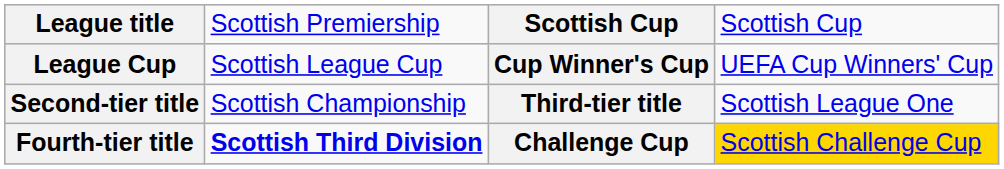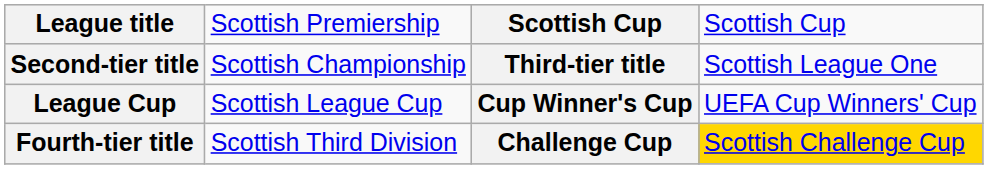rows swapped: (105, 63) <-> (105, 103)
(347, 143) bold -> (334, 143) normal
